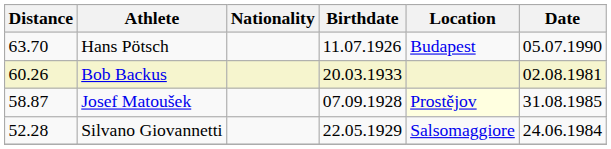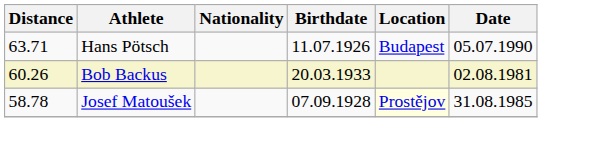(28, 46) 63.70 -> (28, 46) 63.71
(28, 102) 58.87 -> (28, 102) 58.78
- row: (152, 130)
